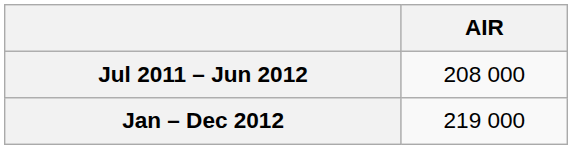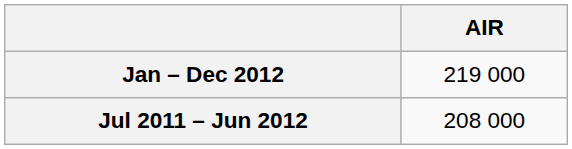rows swapped: (203, 120) <-> (203, 74)
